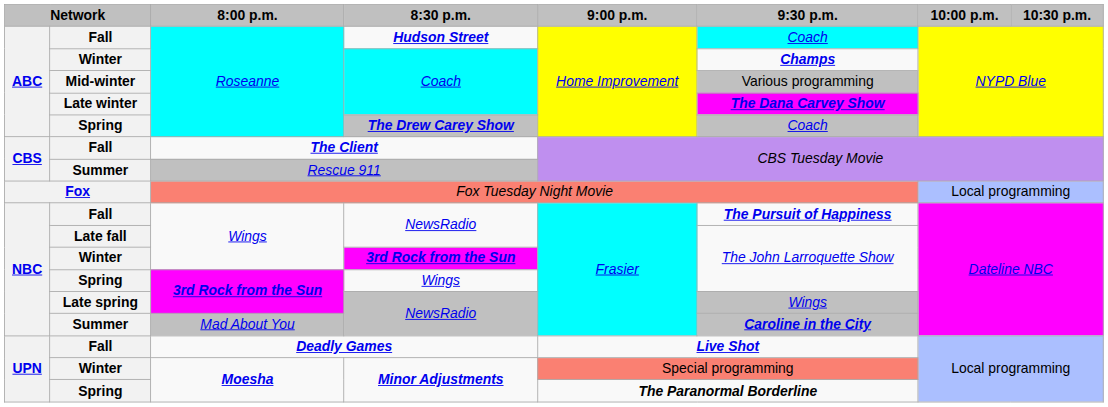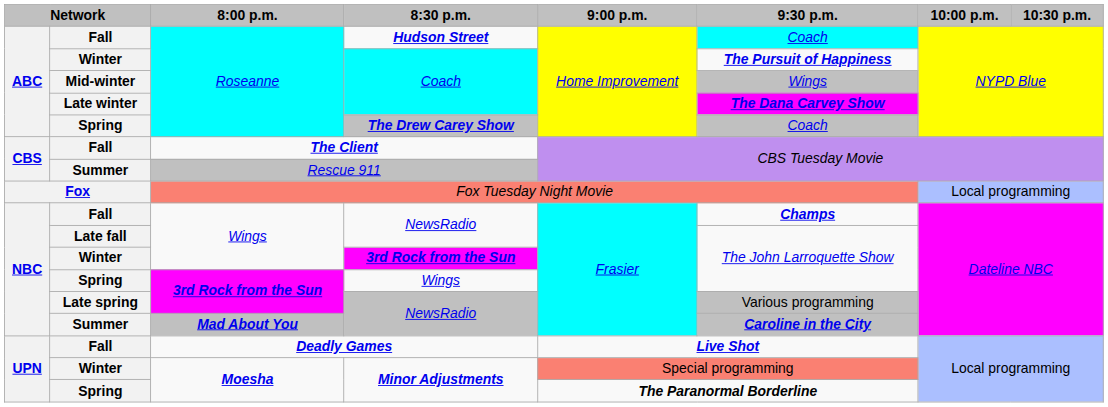(808, 59) Champs -> (808, 59) The Pursuit of Happiness
(808, 81) Various programming -> (808, 81) Wings
(808, 214) The Pursuit of Happiness -> (808, 214) Champs
(808, 302) Wings -> (808, 302) Various programming
(248, 324) normal -> (248, 324) bold
